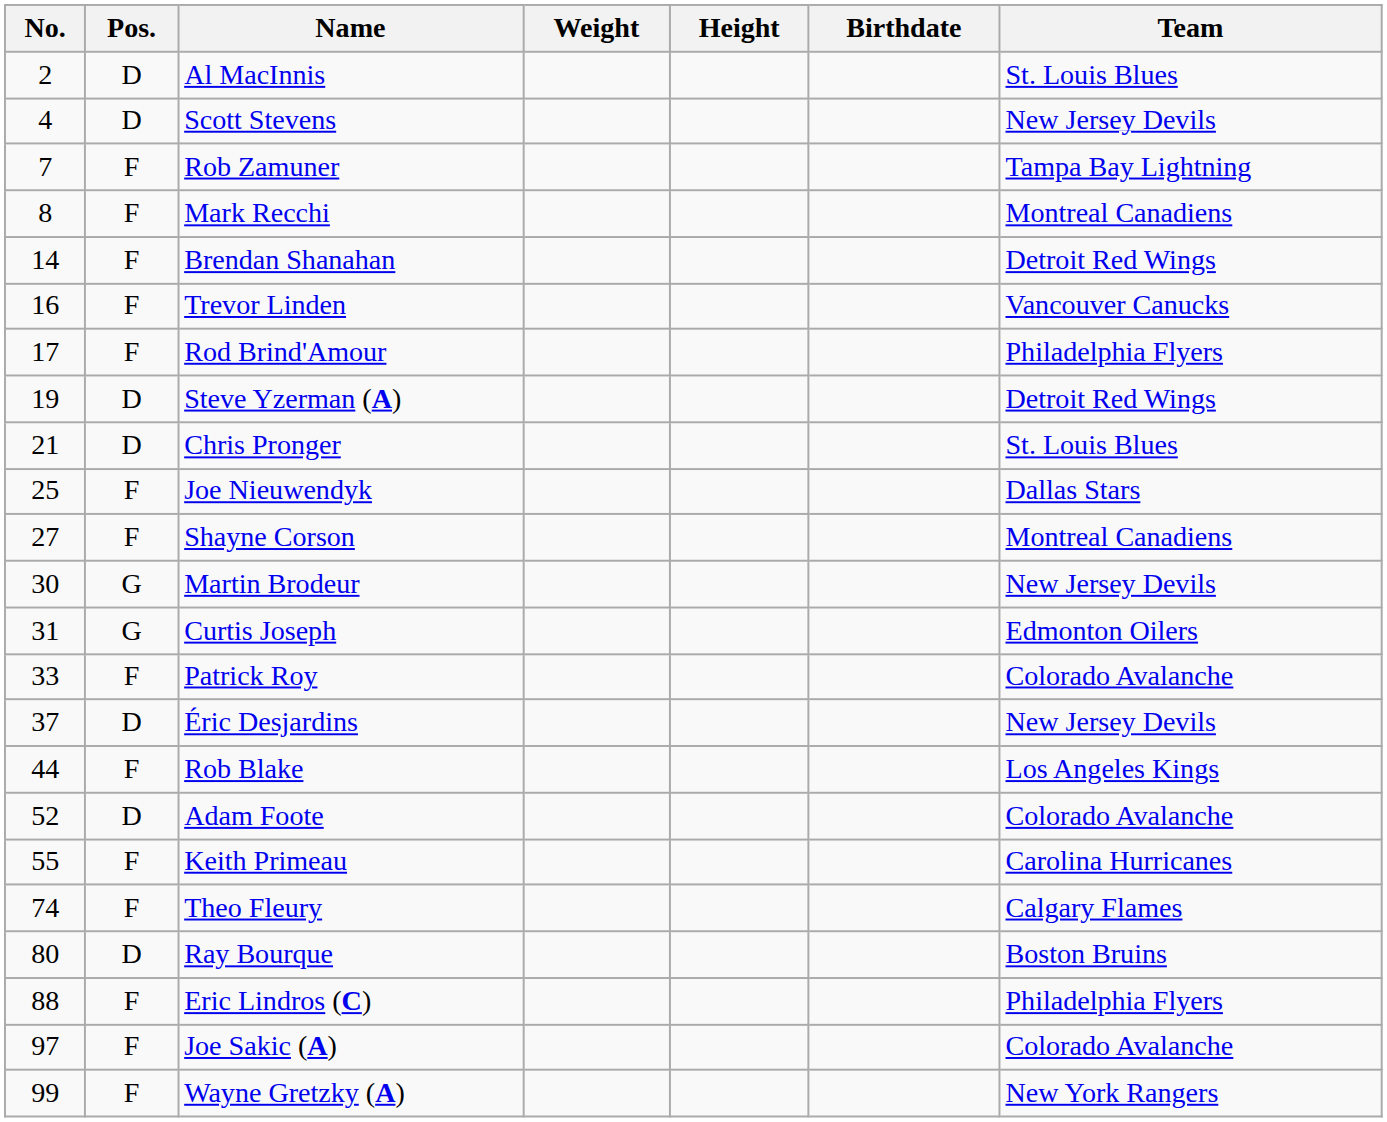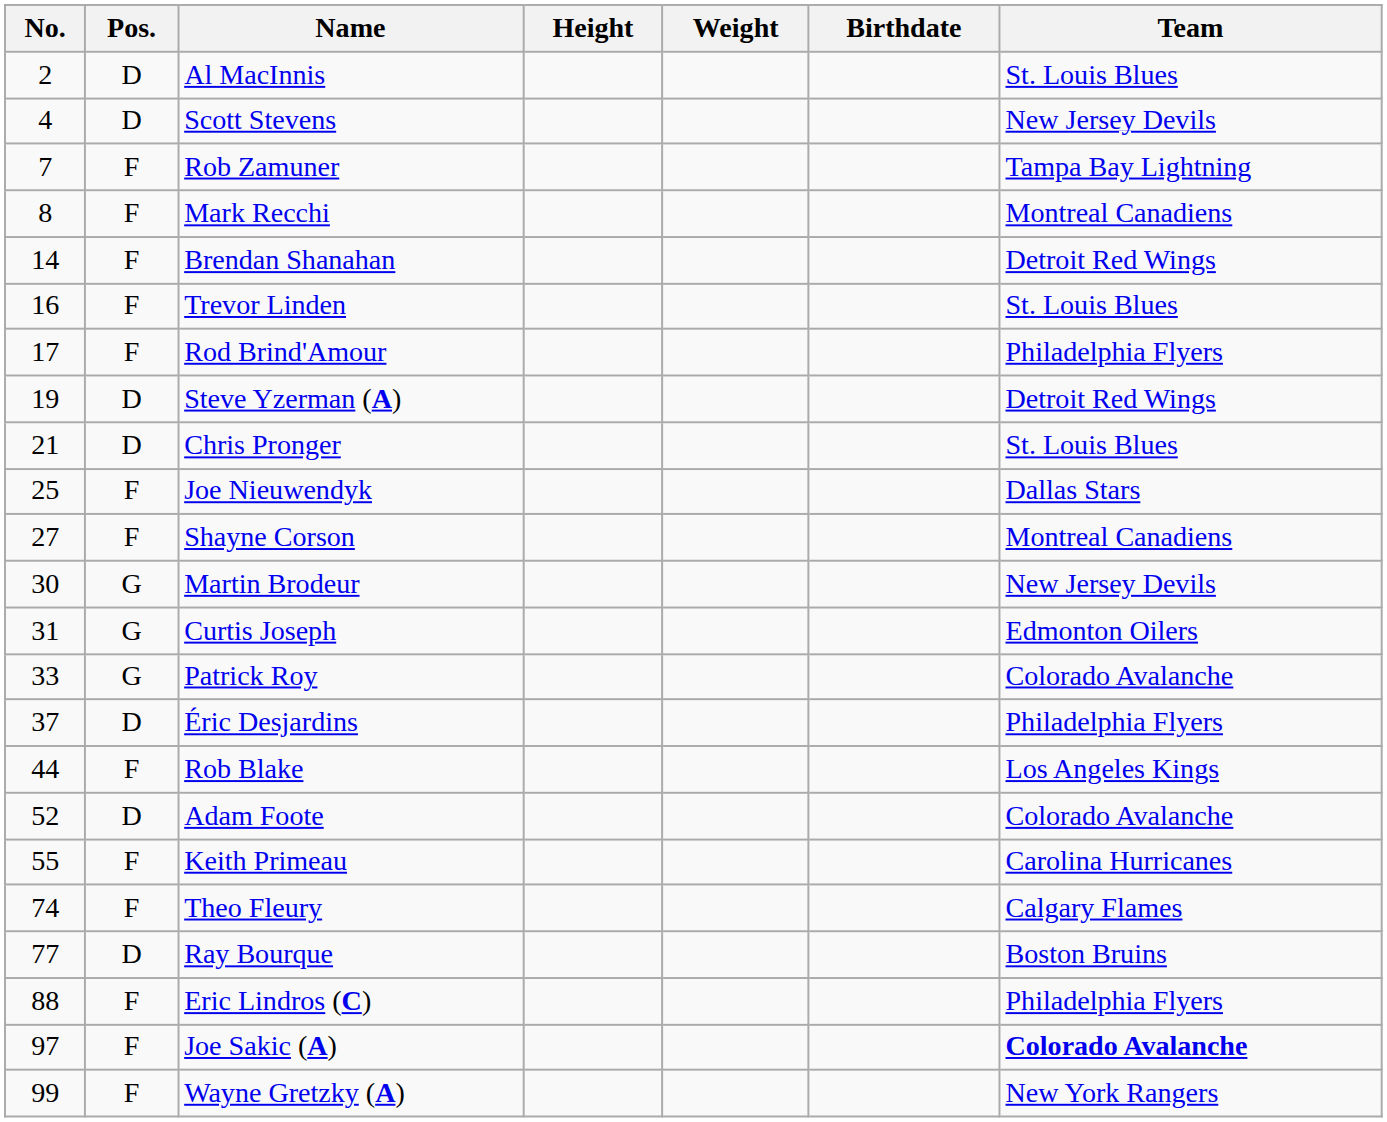columns swapped: (739, 28) <-> (596, 28)
(1117, 305) Vancouver Canucks -> (1092, 305) St. Louis Blues
(132, 676) F -> (132, 676) G
(1111, 722) New Jersey Devils -> (1114, 722) Philadelphia Flyers
(45, 954) 80 -> (45, 954) 77
(1119, 1046) normal -> (1126, 1046) bold
